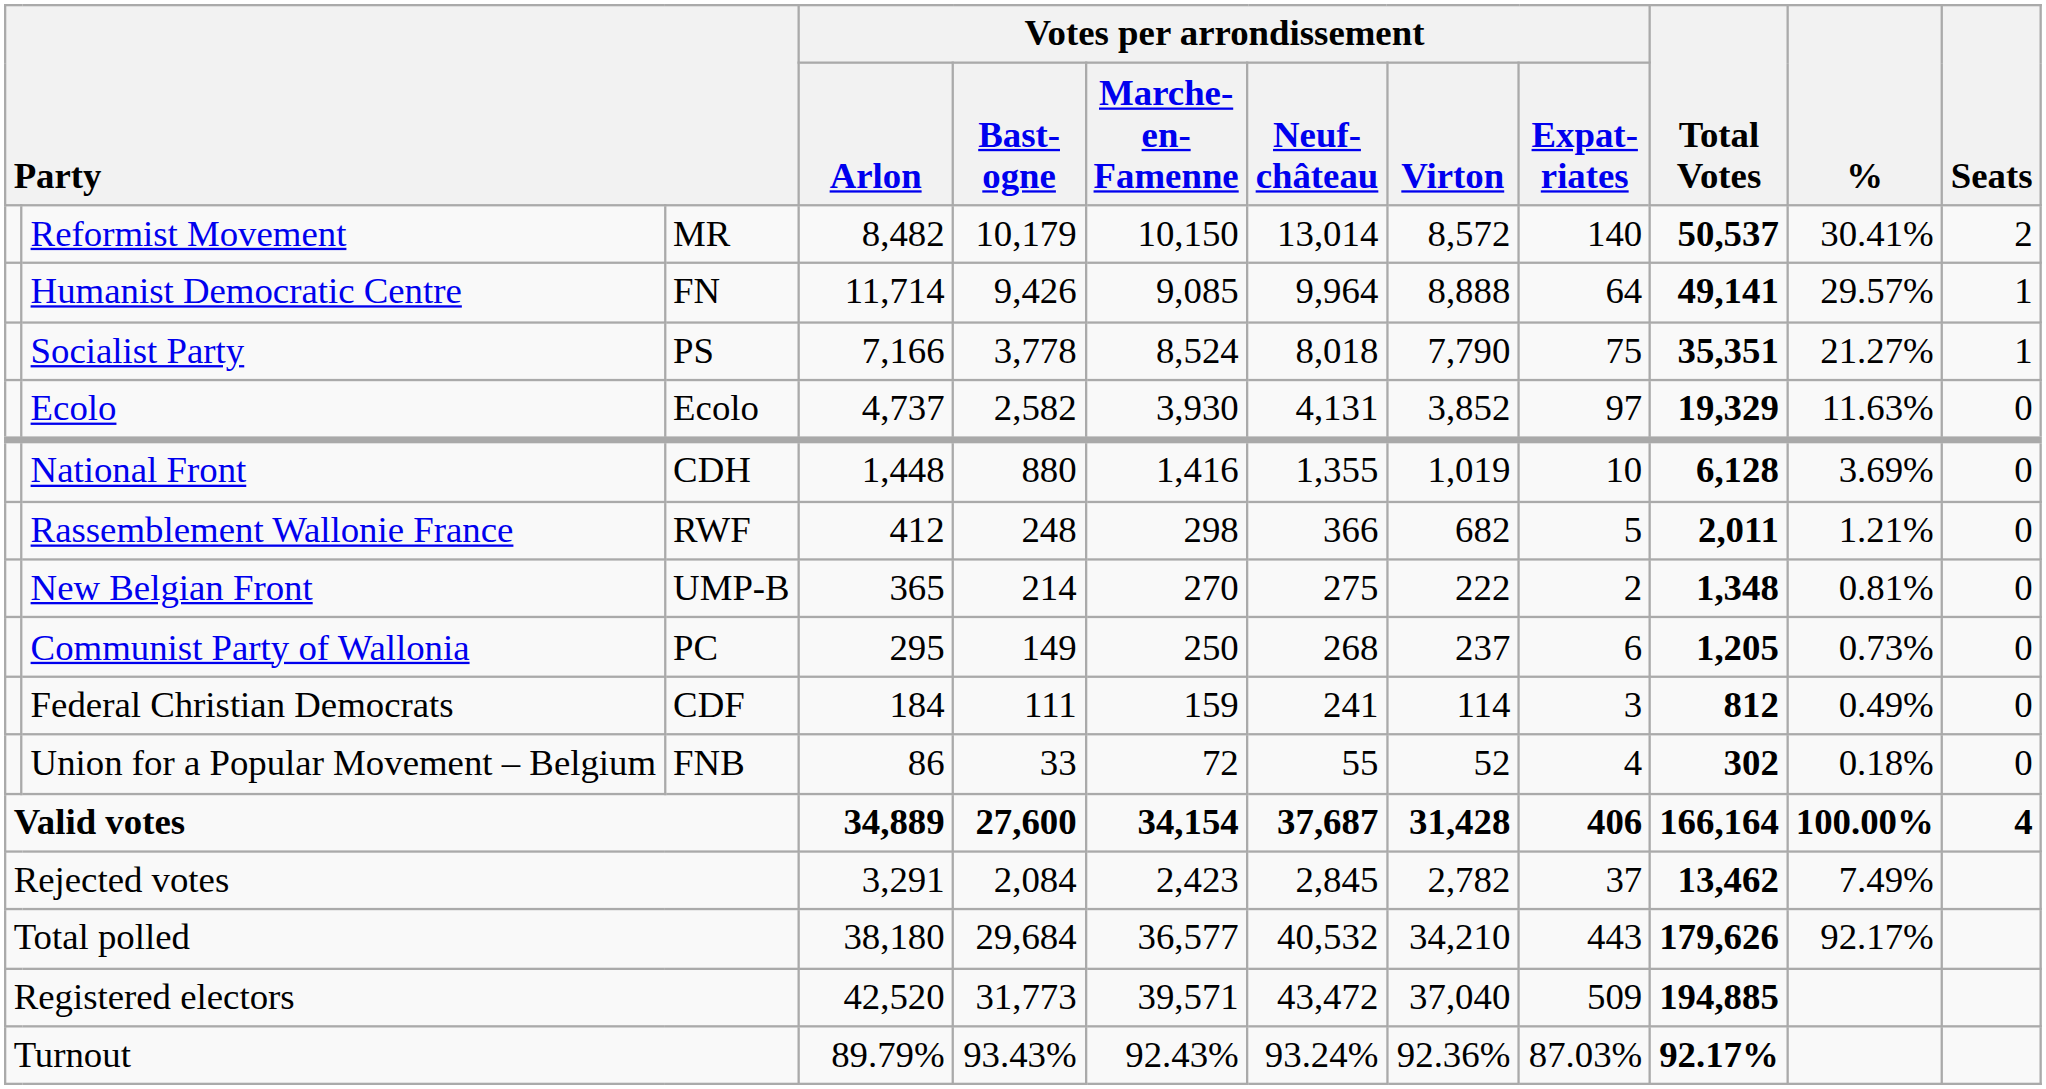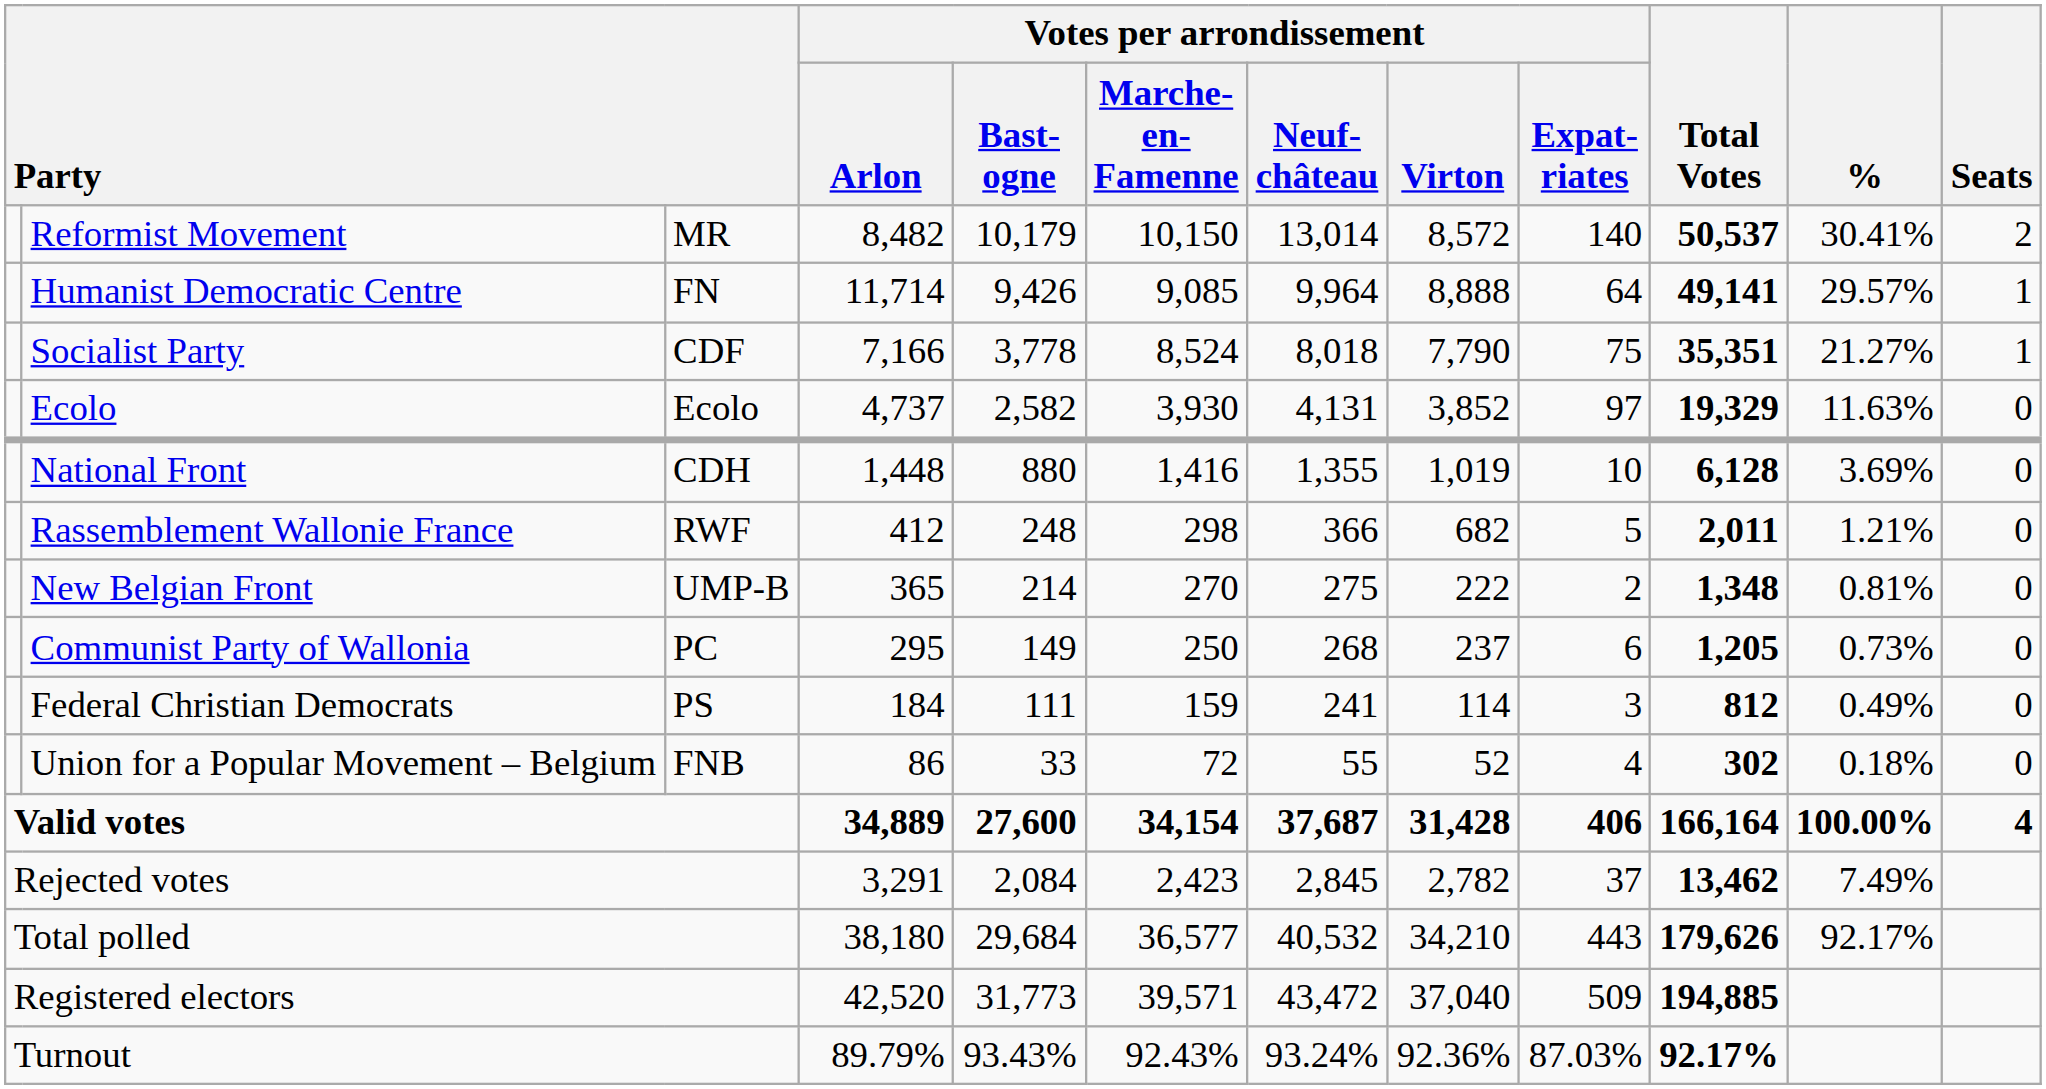(694, 349) PS -> (709, 349) CDF
(709, 704) CDF -> (694, 704) PS
